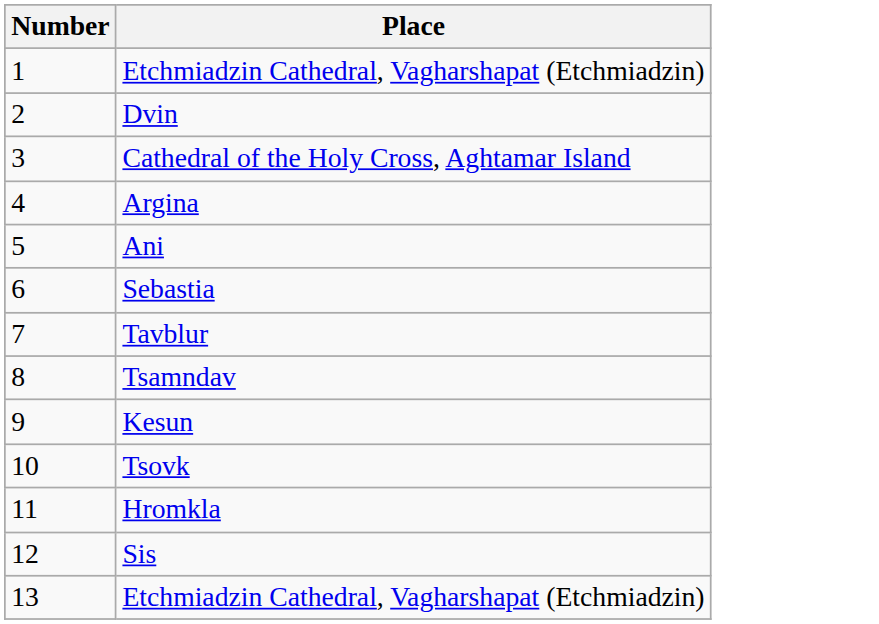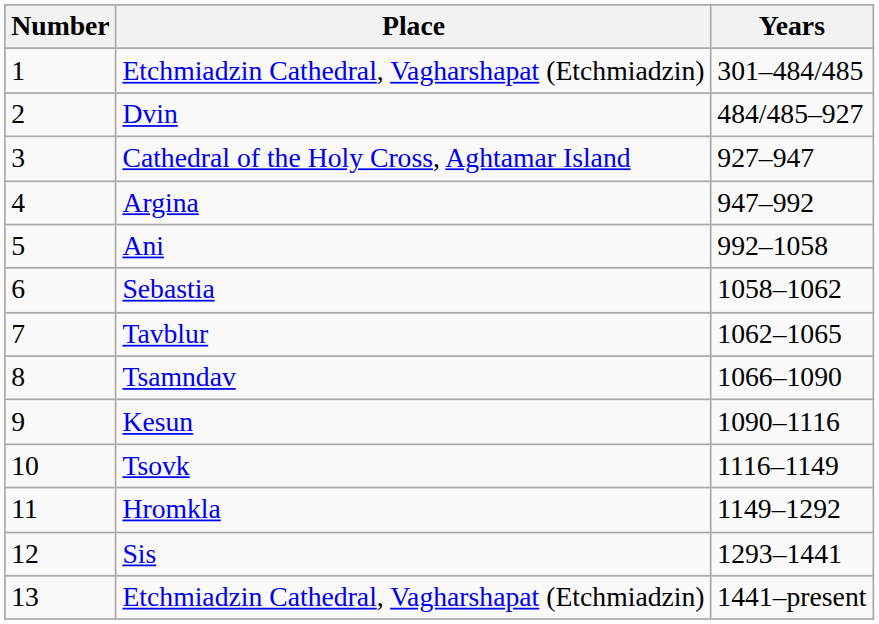+ column: (792, 26)
